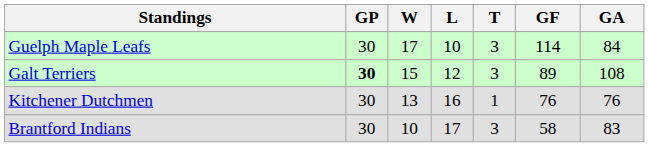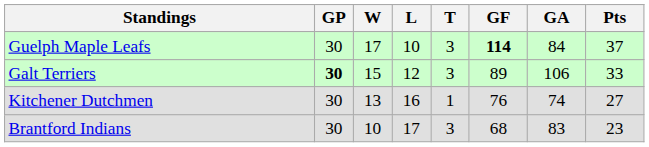+ column: (615, 18)
(548, 45) normal -> (498, 45) bold
(612, 73) 108 -> (557, 73) 106
(612, 100) 76 -> (557, 100) 74
(548, 127) 58 -> (498, 127) 68
